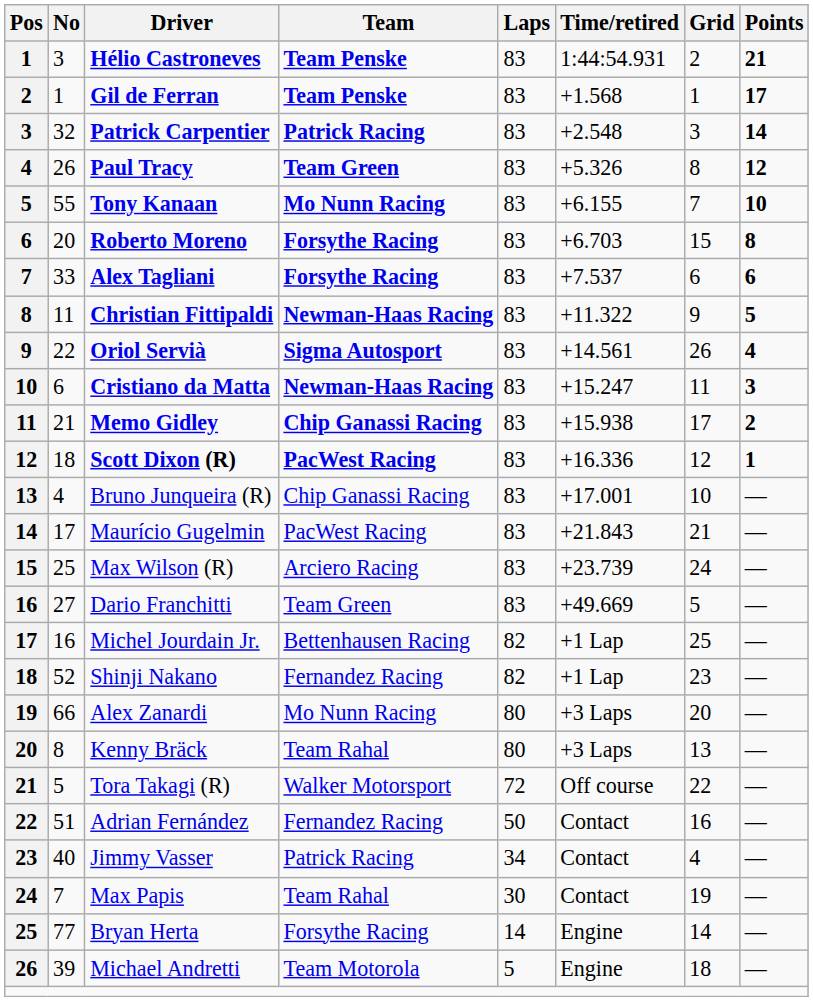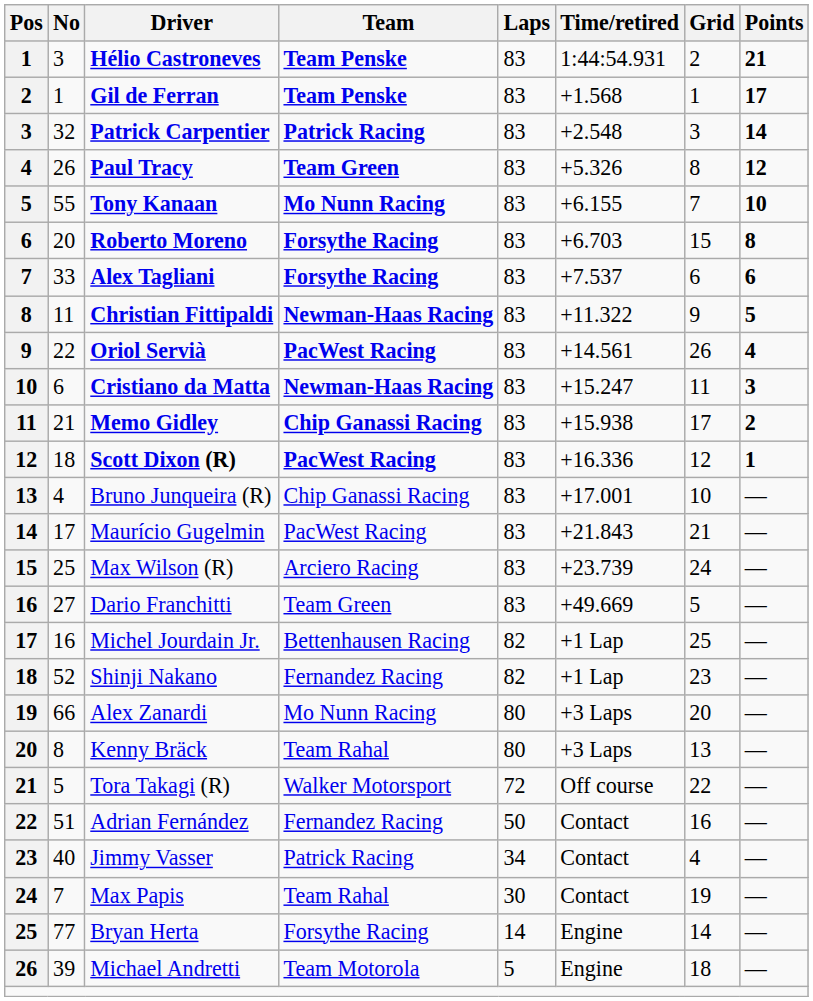(363, 349) Sigma Autosport -> (360, 349) PacWest Racing
